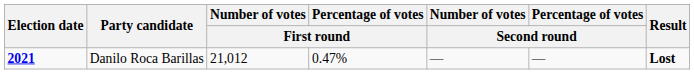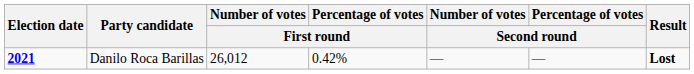(229, 58) 21,012 -> (229, 58) 26,012
(330, 58) 0.47% -> (330, 58) 0.42%
